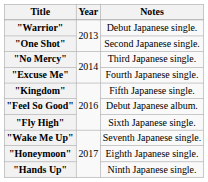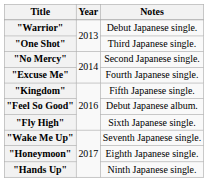(152, 43) Second Japanese single. -> (152, 43) Third Japanese single.
(152, 59) Third Japanese single. -> (152, 59) Second Japanese single.
